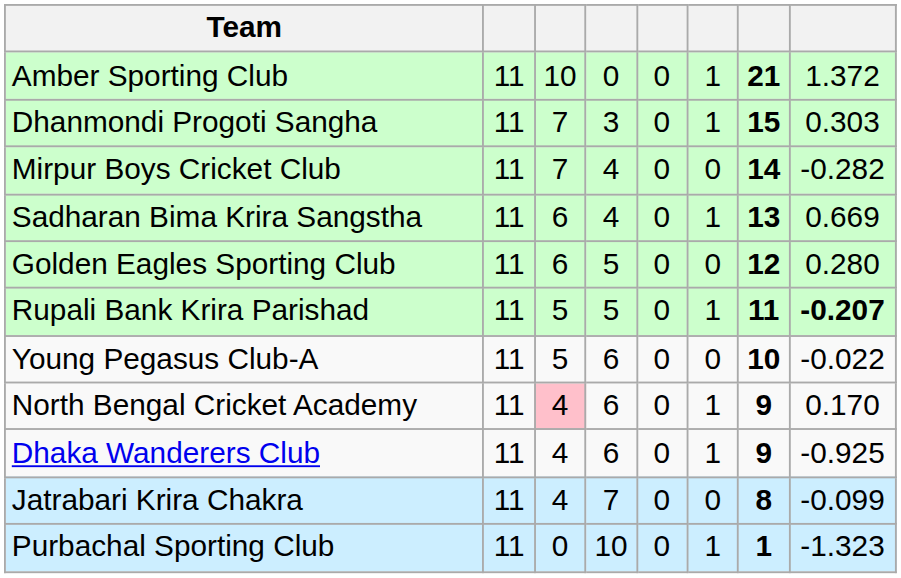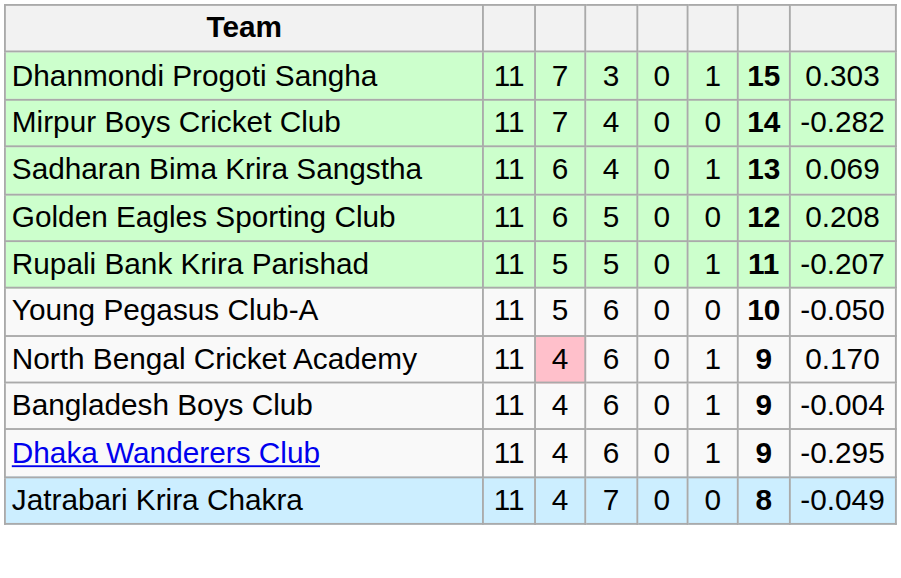- row: (150, 75)
(842, 216) 0.669 -> (842, 169) 0.069
(842, 264) 0.280 -> (842, 216) 0.208
(843, 311) bold -> (843, 264) normal
(843, 358) -0.022 -> (843, 311) -0.050
+ row: (162, 405)
(843, 452) -0.925 -> (843, 452) -0.295
(843, 500) -0.099 -> (843, 500) -0.049
- row: (173, 547)
